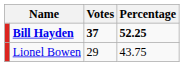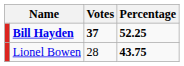(93, 52) 29 -> (93, 52) 28
(133, 52) normal -> (133, 52) bold
